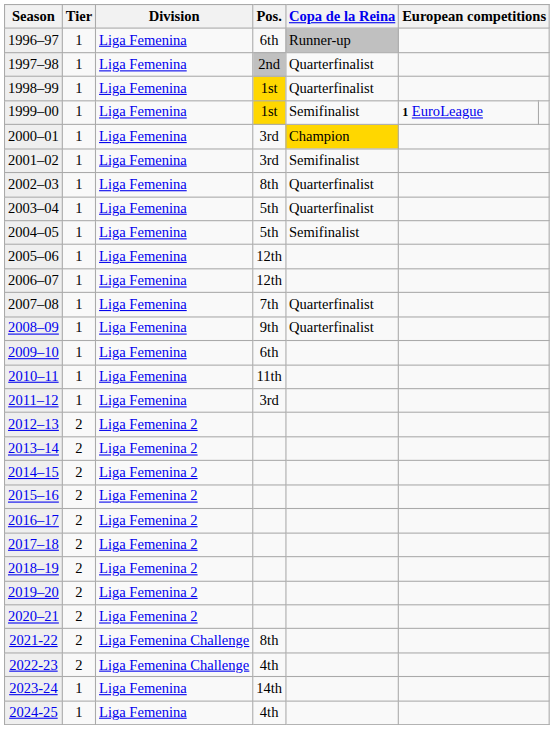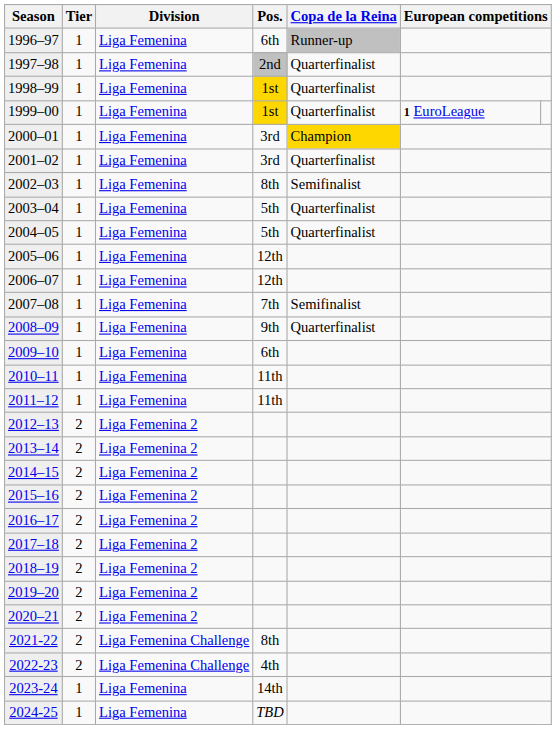(324, 112) Semifinalist -> (333, 112) Quarterfinalist
(324, 160) Semifinalist -> (333, 160) Quarterfinalist
(331, 184) Quarterfinalist -> (326, 184) Semifinalist
(324, 232) Semifinalist -> (333, 232) Quarterfinalist
(331, 304) Quarterfinalist -> (326, 304) Semifinalist
(269, 400) 3rd -> (270, 400) 11th
(269, 712) 4th -> (270, 712) TBD
